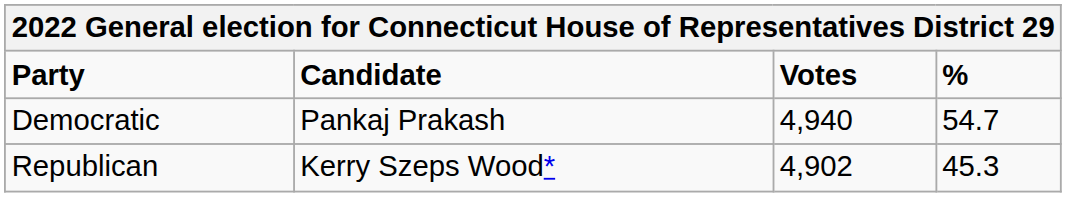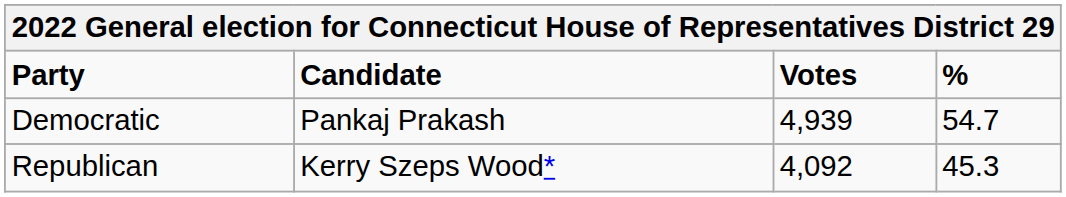(816, 120) 4,940 -> (816, 120) 4,939
(816, 167) 4,902 -> (816, 167) 4,092
